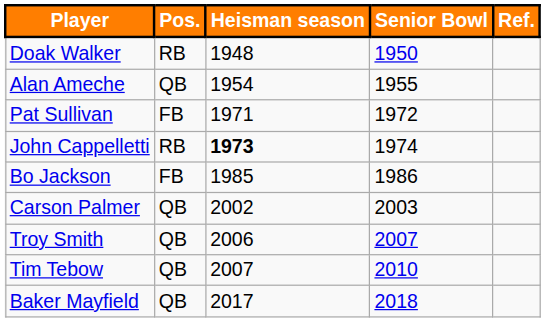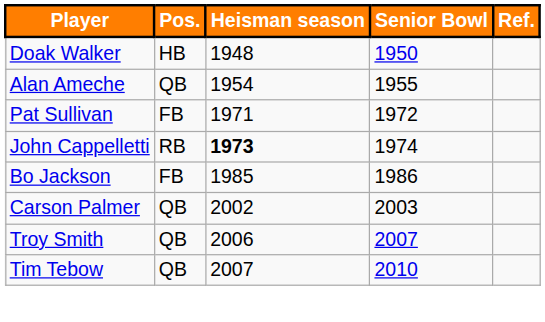(172, 53) RB -> (172, 53) HB
- row: (74, 301)
